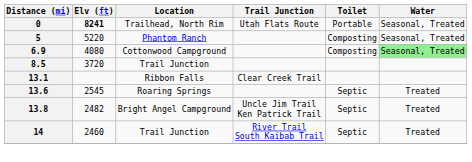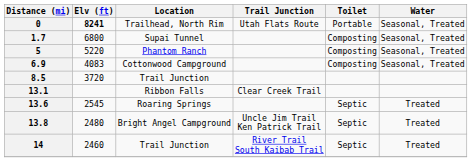+ row: (38, 38)
(94, 51) 4080 -> (94, 64) 4083
(423, 51) lightgreen background -> (423, 64) no background
(94, 109) 2482 -> (94, 122) 2480
